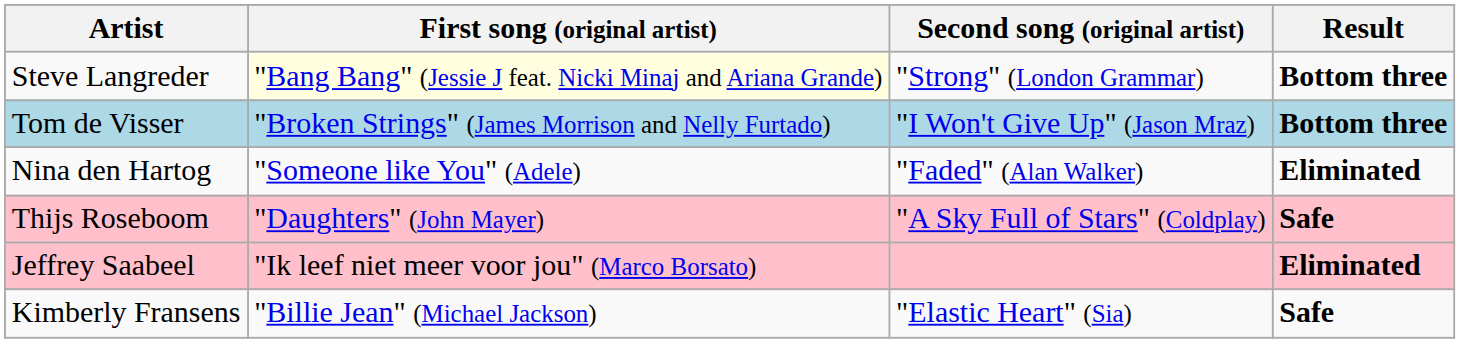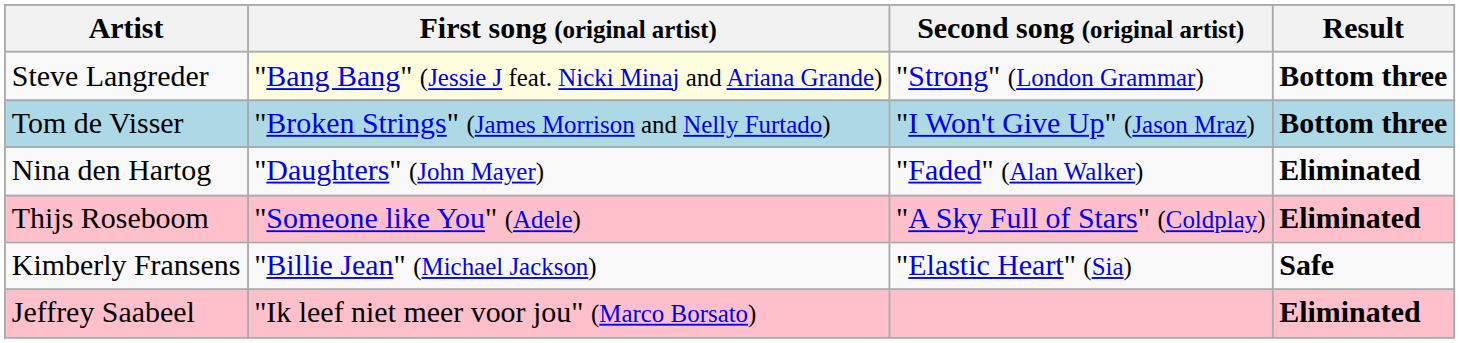(417, 170) "Someone like You" (Adele) -> (399, 170) "Daughters" (John Mayer)
(399, 218) "Daughters" (John Mayer) -> (417, 218) "Someone like You" (Adele)
(1307, 218) Safe -> (1350, 218) Eliminated
rows swapped: (126, 312) <-> (103, 265)
